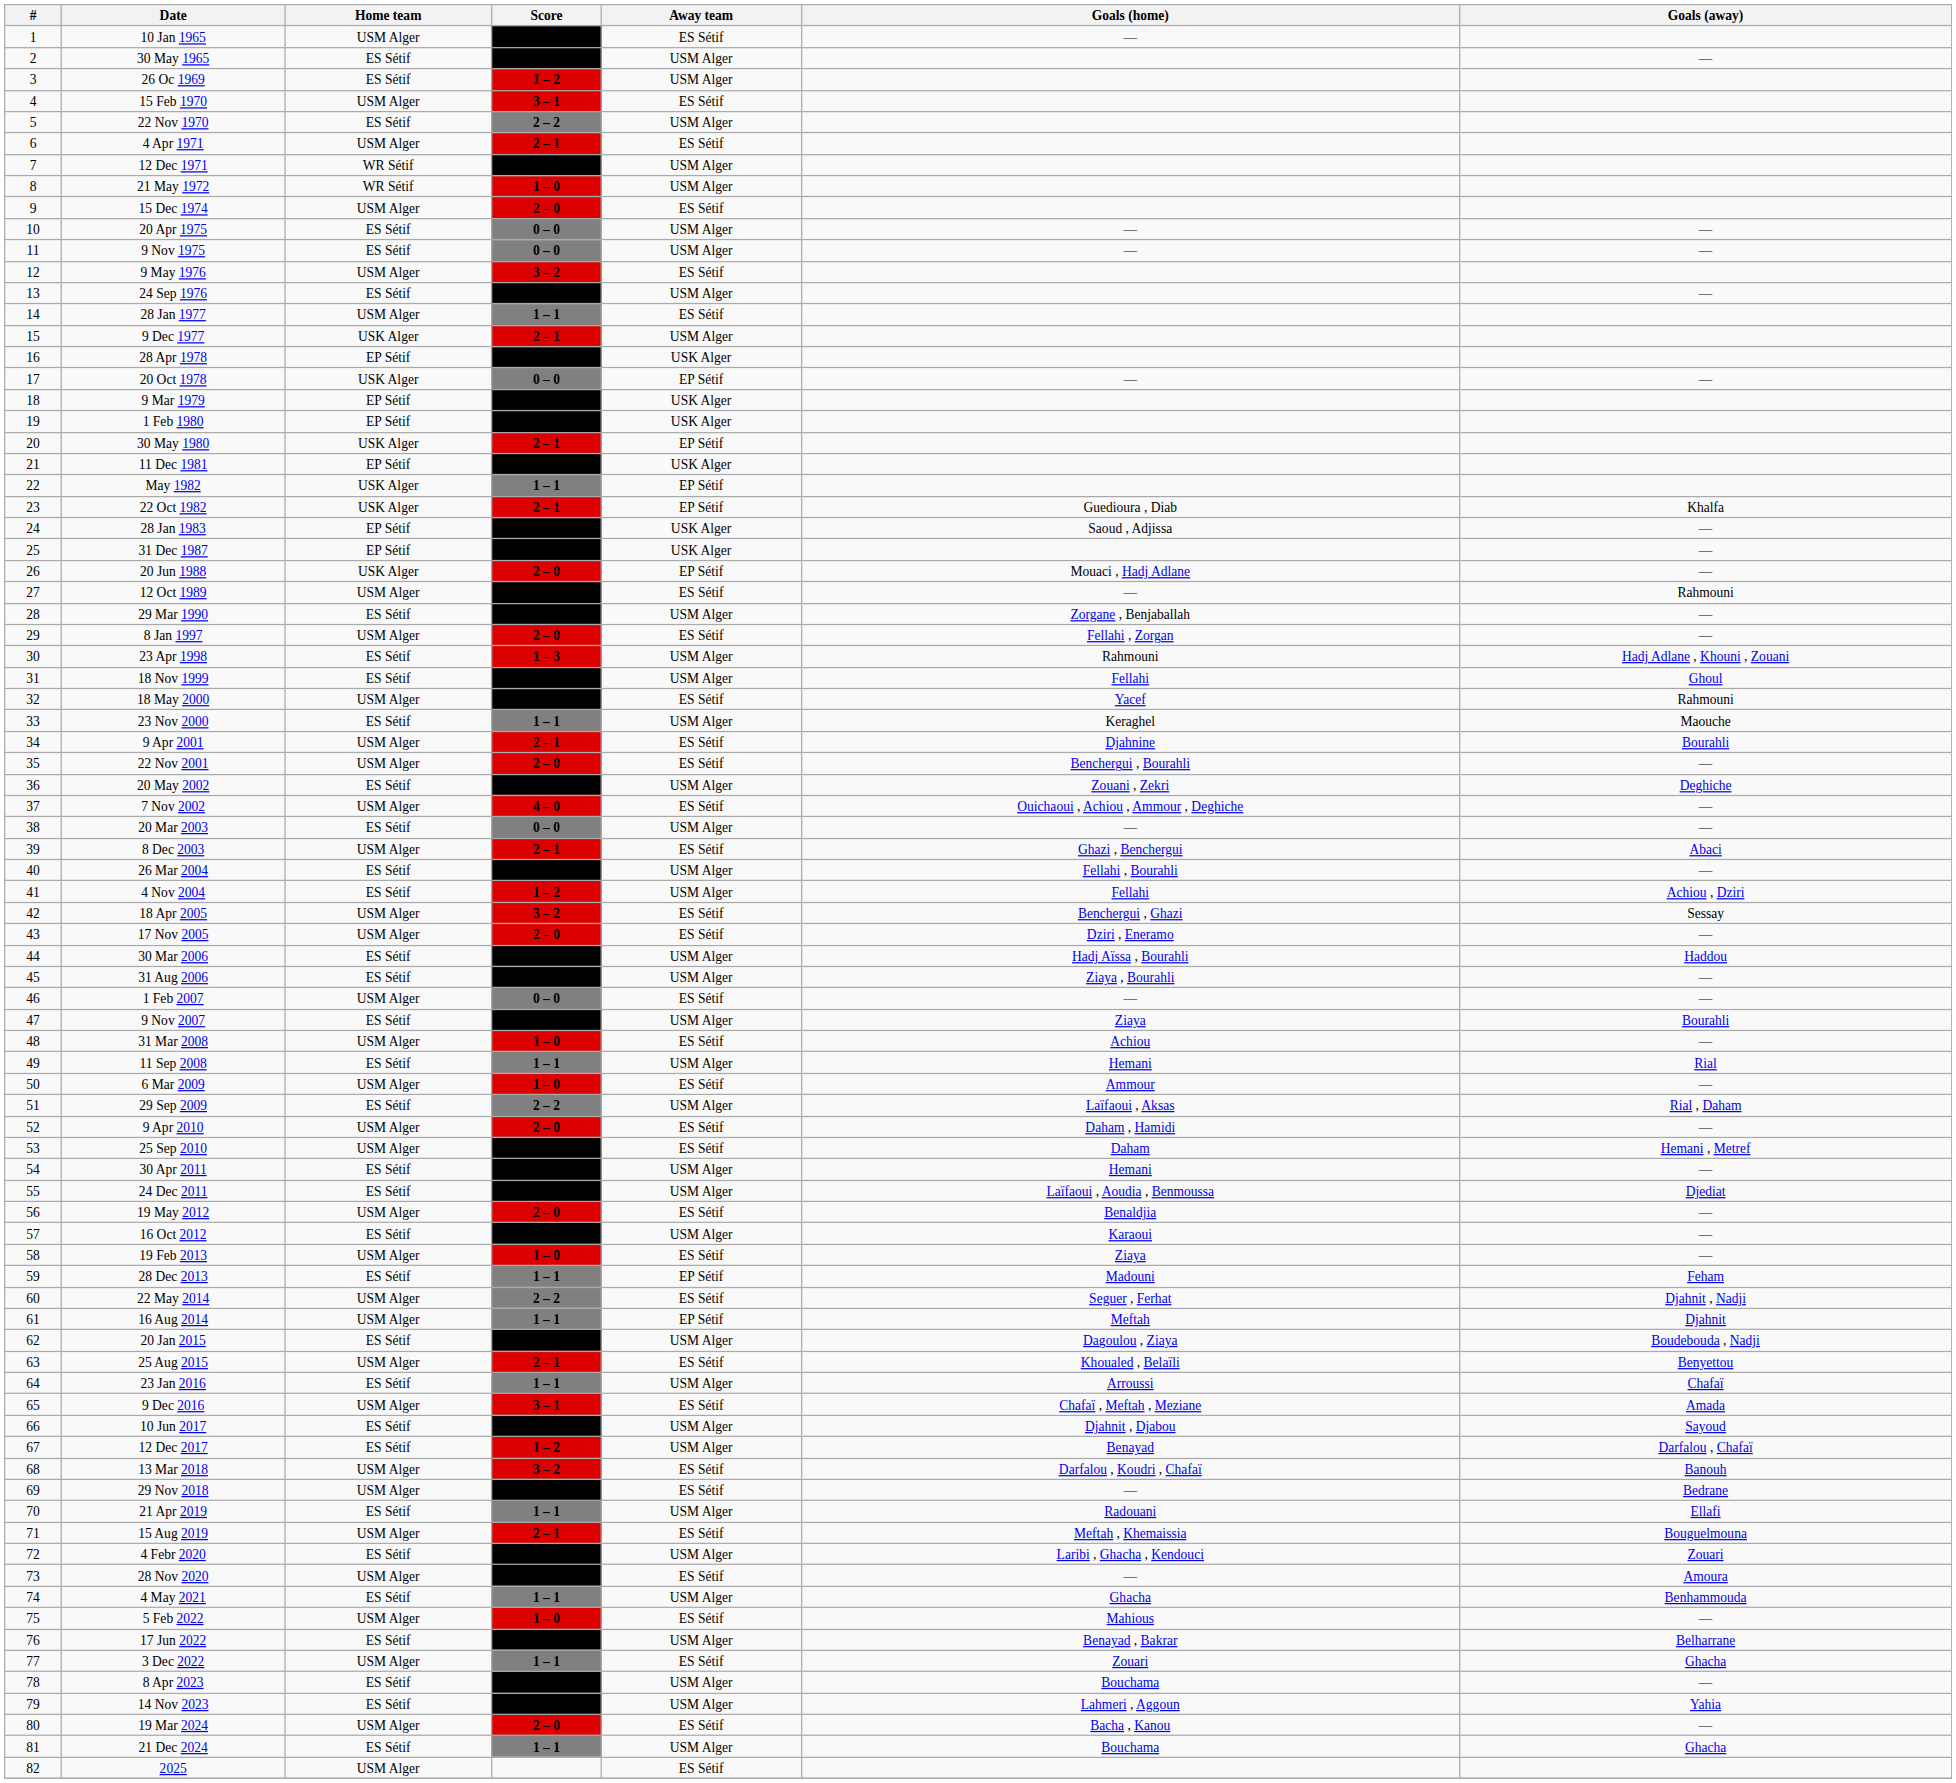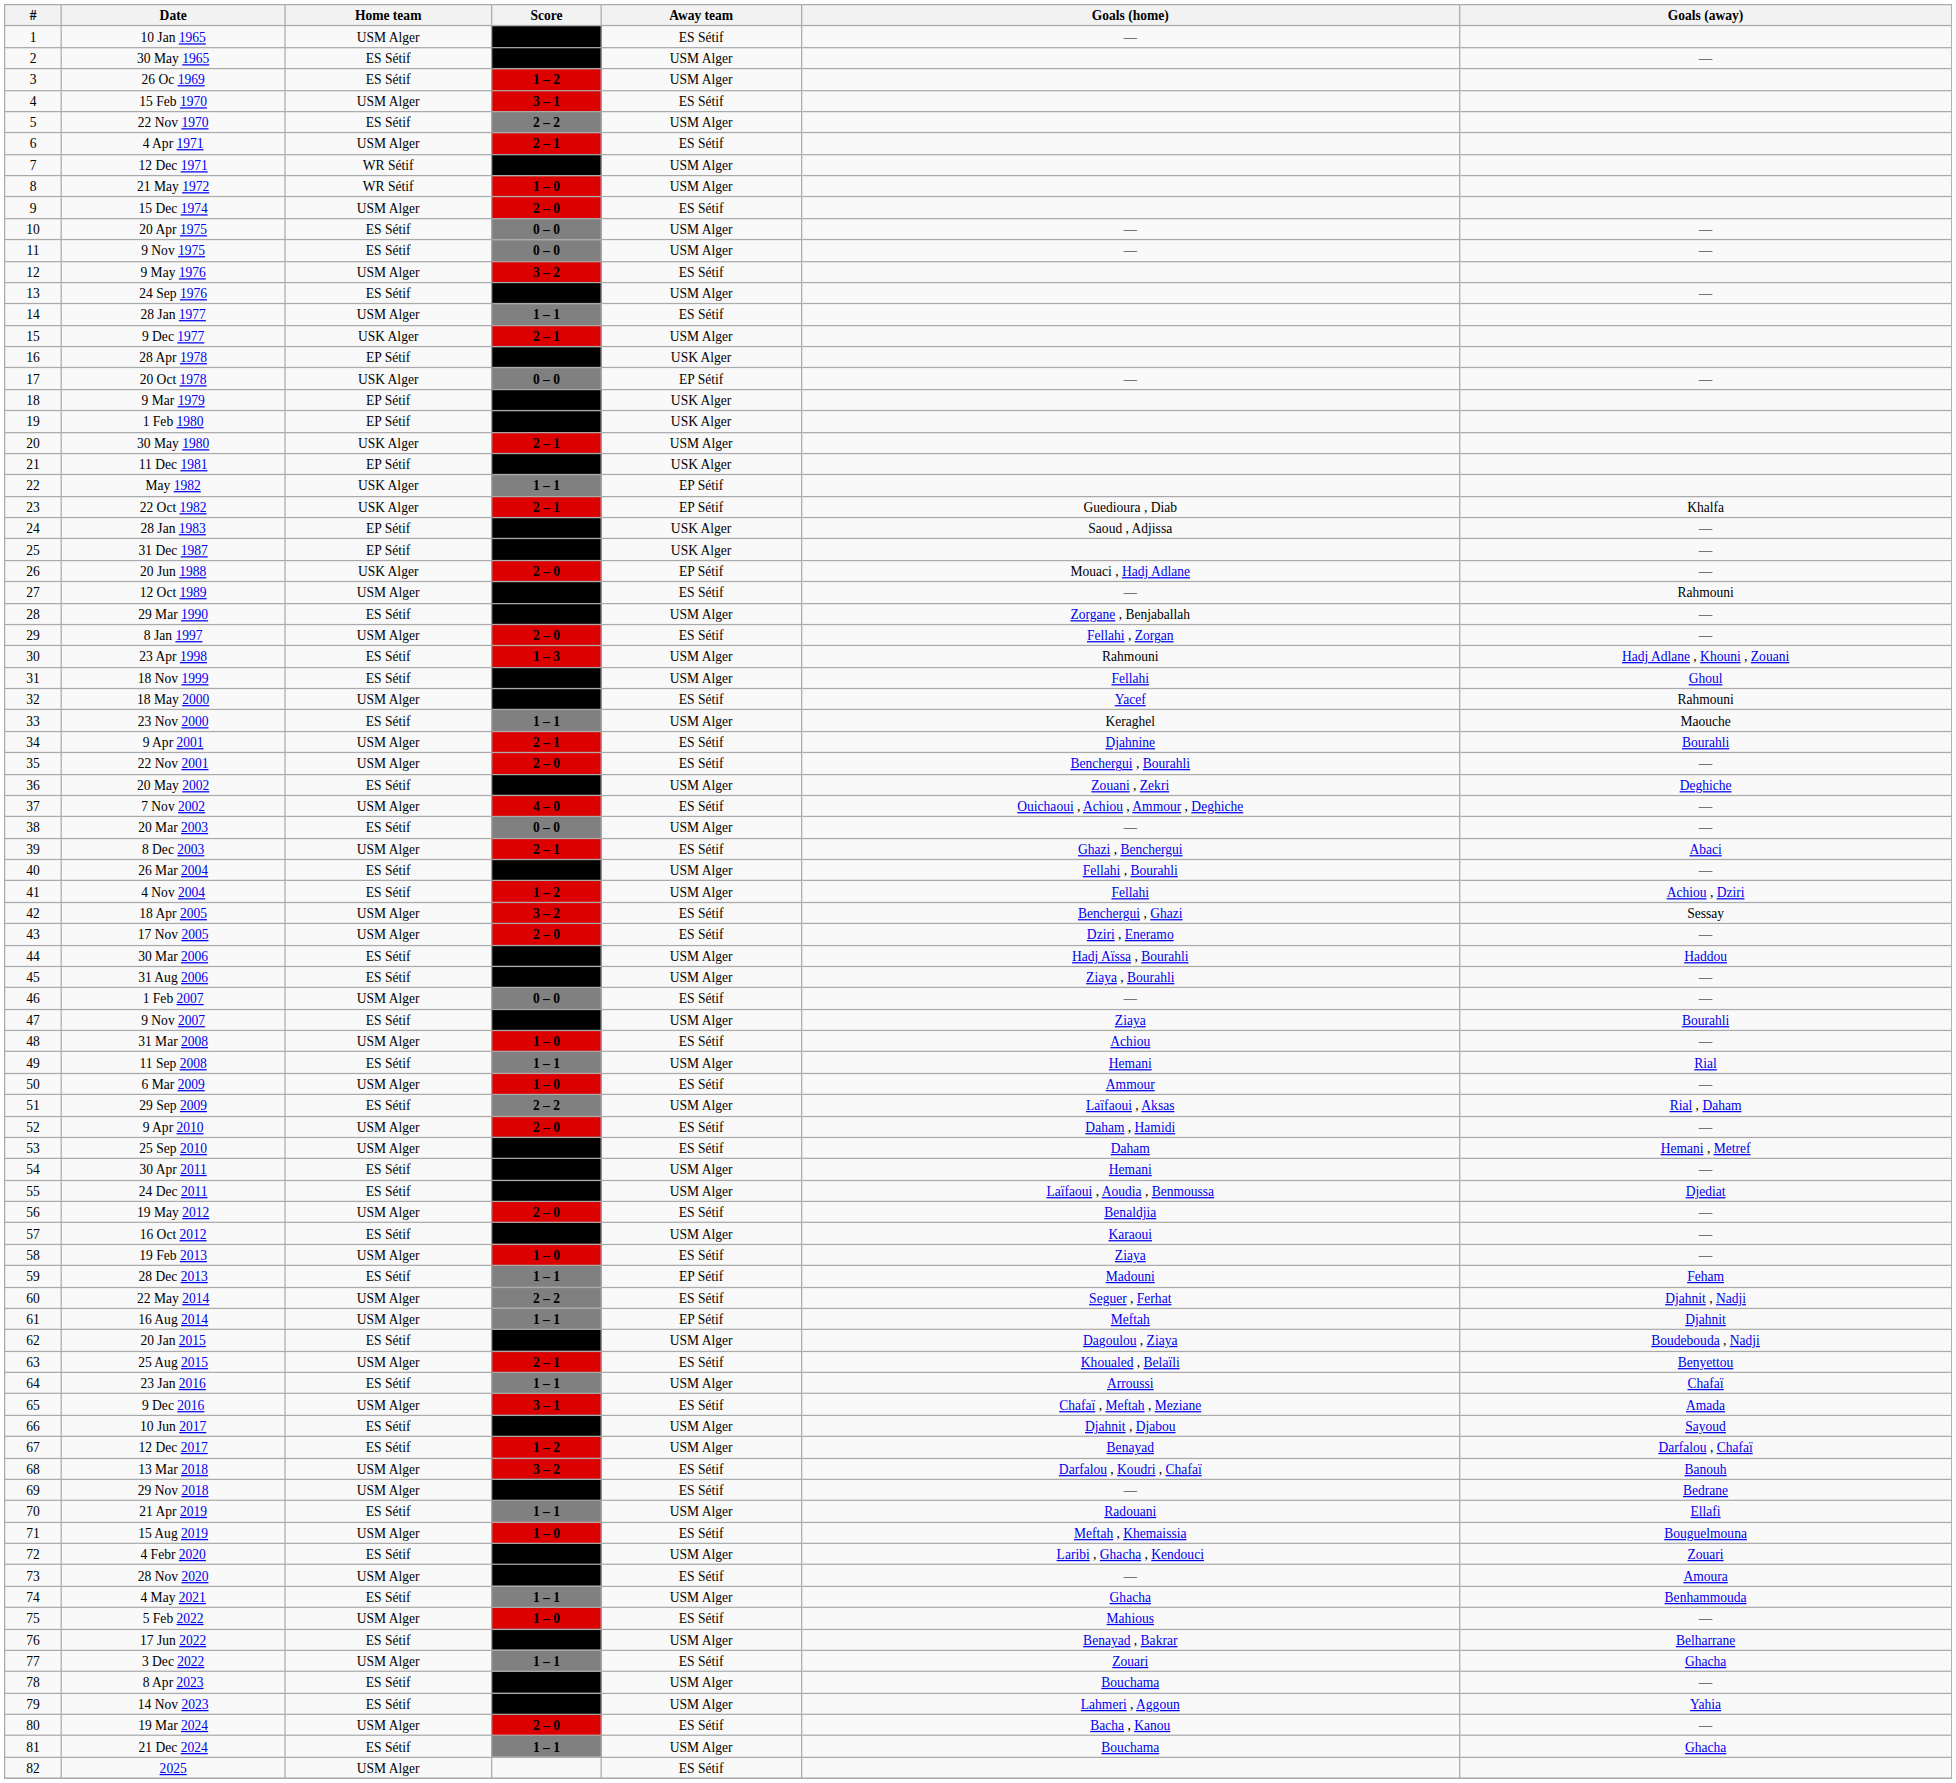(701, 443) EP Sétif -> (701, 443) USM Alger
(546, 1533) 2 – 1 -> (546, 1533) 1 – 0
